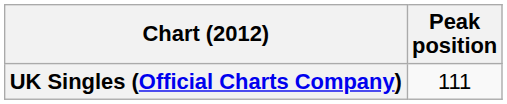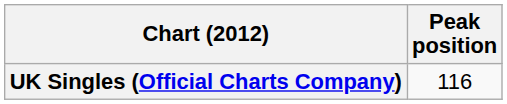(455, 81) 111 -> (455, 81) 116
